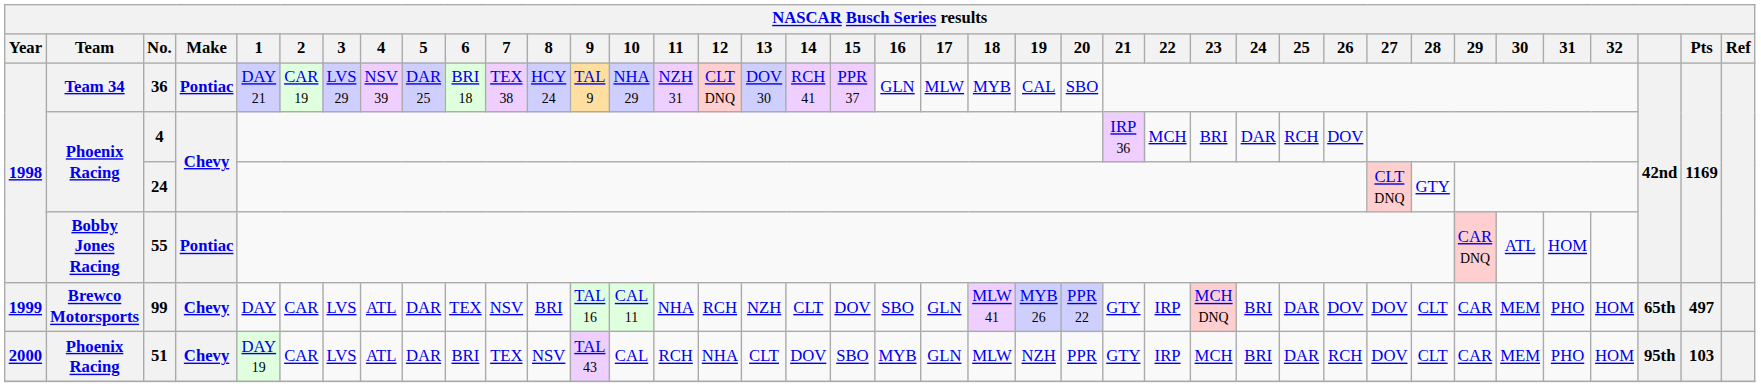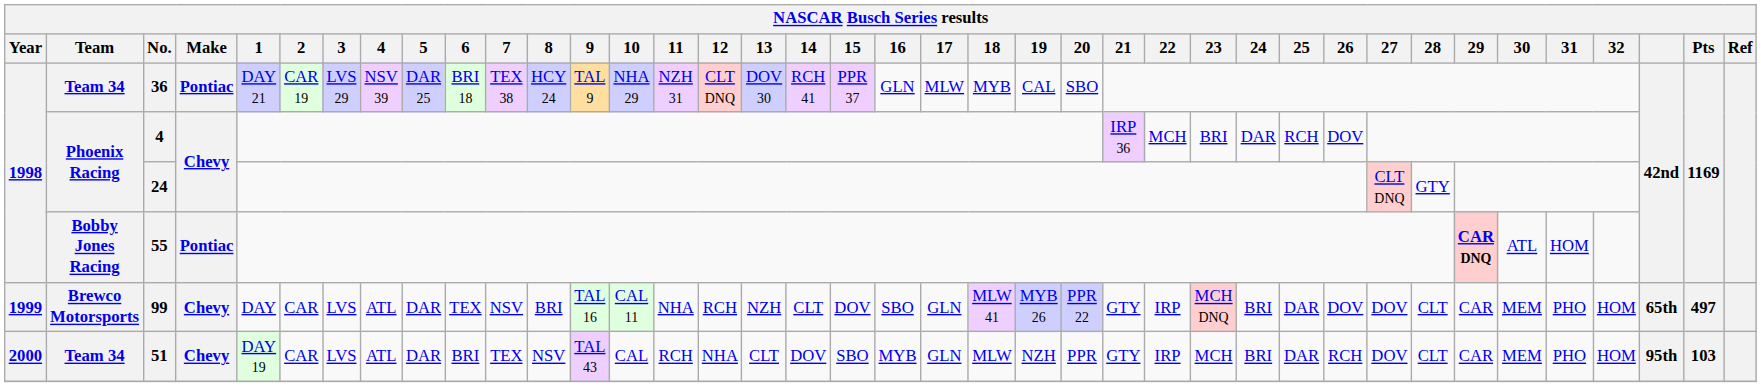(1475, 246) normal -> (1476, 246) bold
(95, 356) Phoenix Racing -> (95, 356) Team 34
